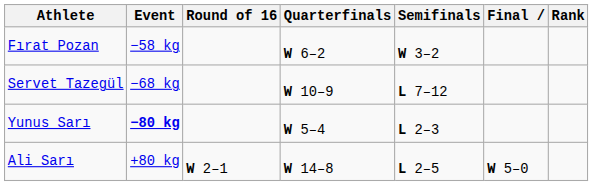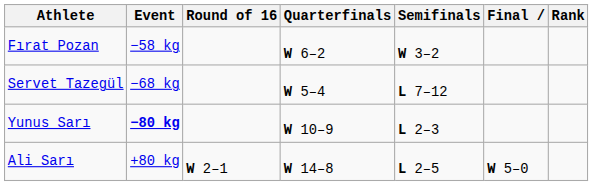(309, 92) W 10–9 -> (305, 92) W 5–4
(305, 131) W 5–4 -> (309, 131) W 10–9
